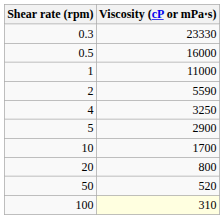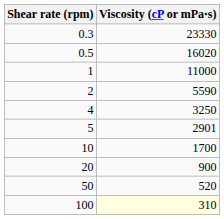(201, 52) 16000 -> (201, 52) 16020
(204, 128) 2900 -> (204, 128) 2901
(207, 167) 800 -> (207, 167) 900
